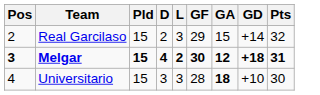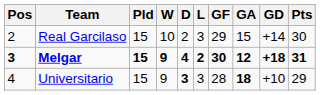+ column: (167, 15)
(278, 36) 32 -> (299, 36) 30
(164, 79) normal -> (185, 79) bold
(278, 79) 30 -> (299, 79) 29
